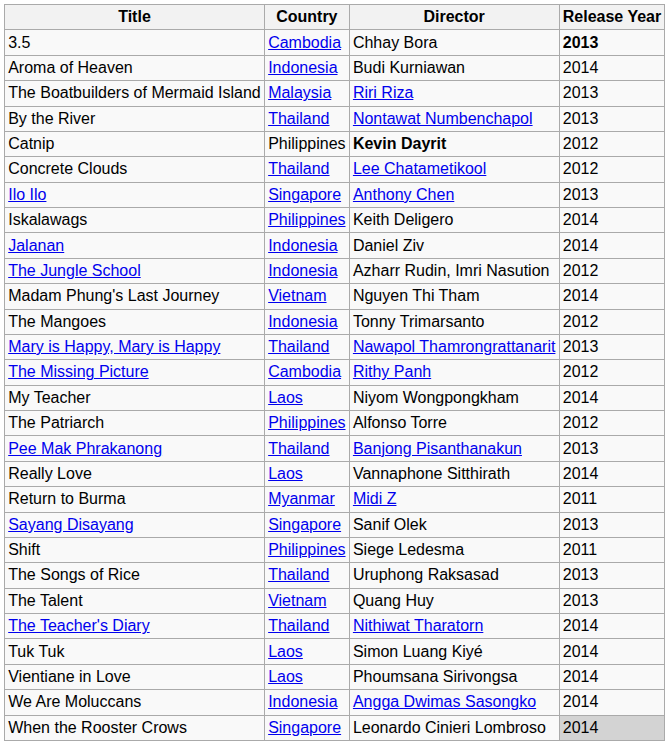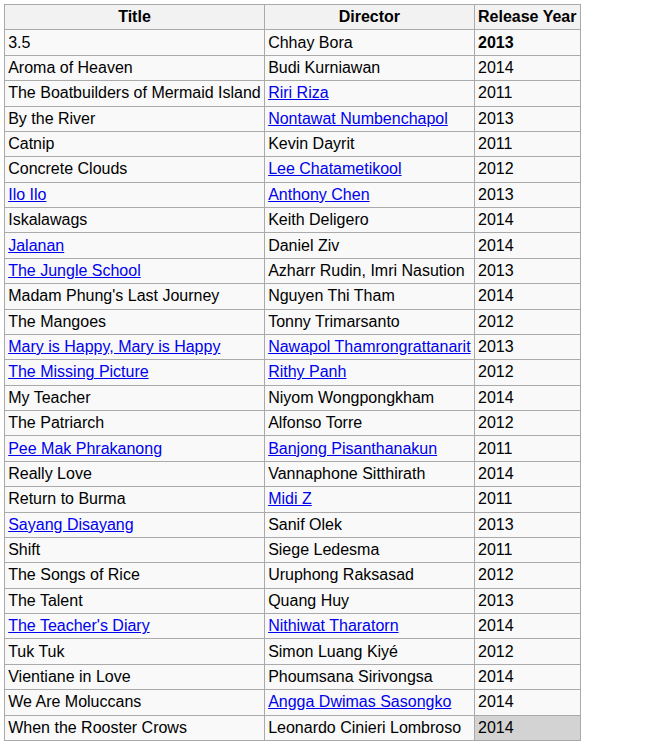- column: (307, 17)
(581, 93) 2013 -> (495, 93) 2011
(400, 144) bold -> (311, 144) normal
(581, 144) 2012 -> (495, 144) 2011
(581, 270) 2012 -> (496, 270) 2013
(581, 448) 2013 -> (495, 448) 2011
(581, 575) 2013 -> (496, 575) 2012
(581, 651) 2014 -> (496, 651) 2012
